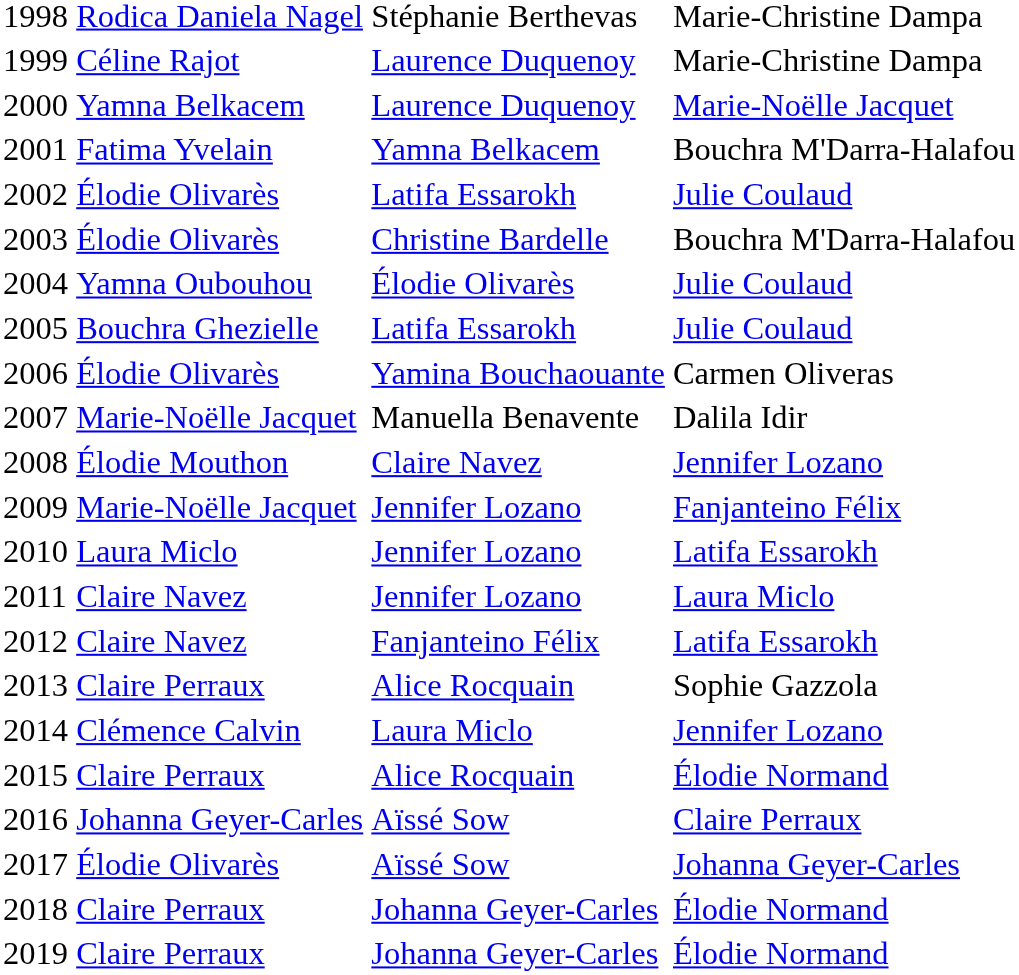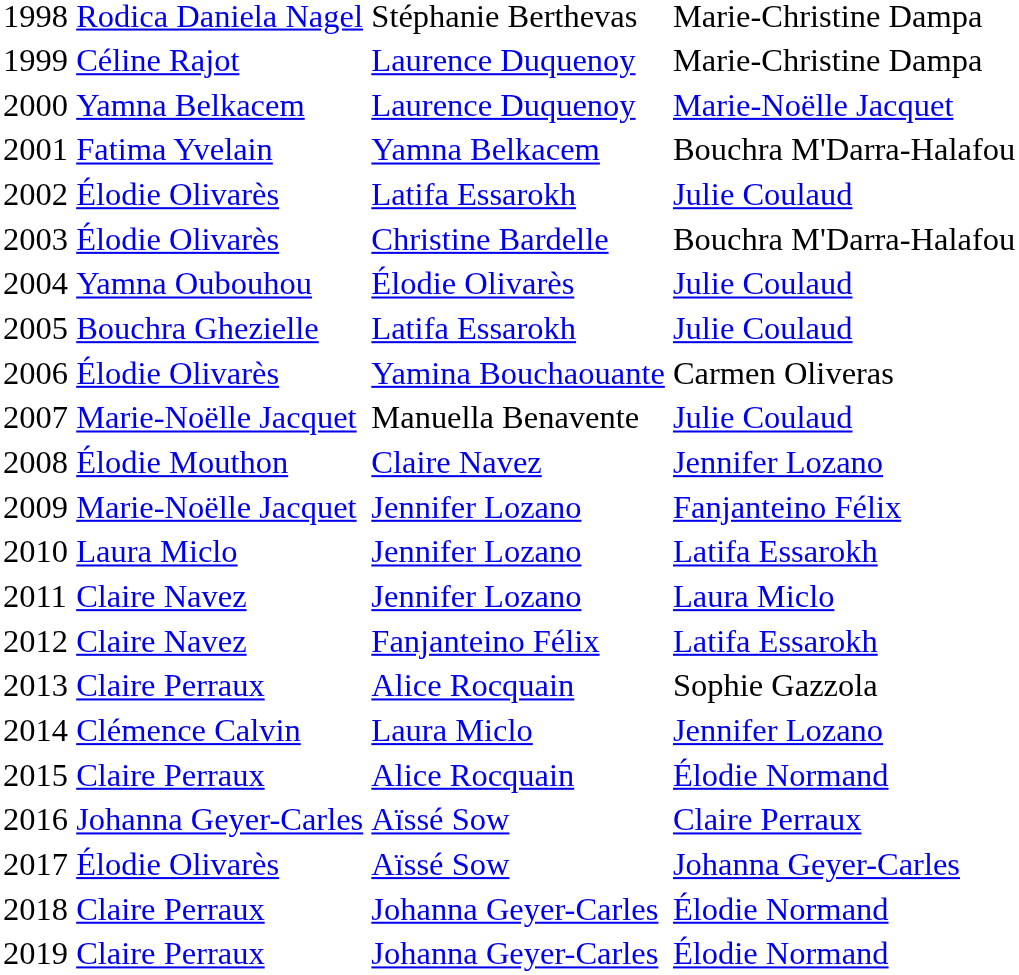(740, 417) Dalila Idir -> (763, 417) Julie Coulaud
